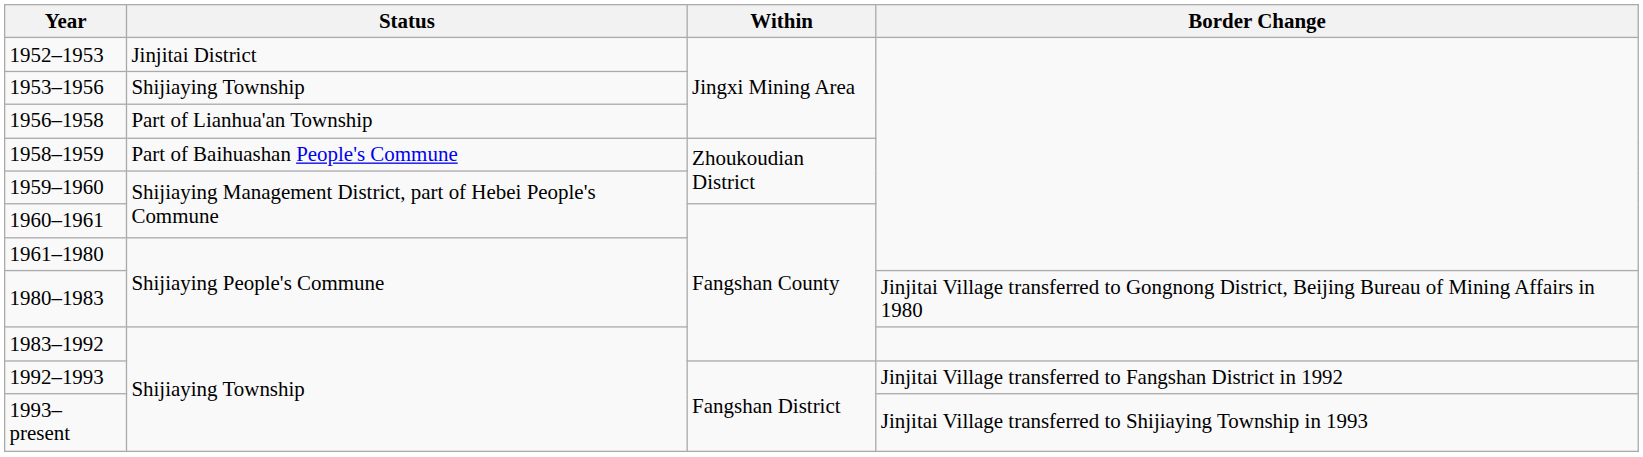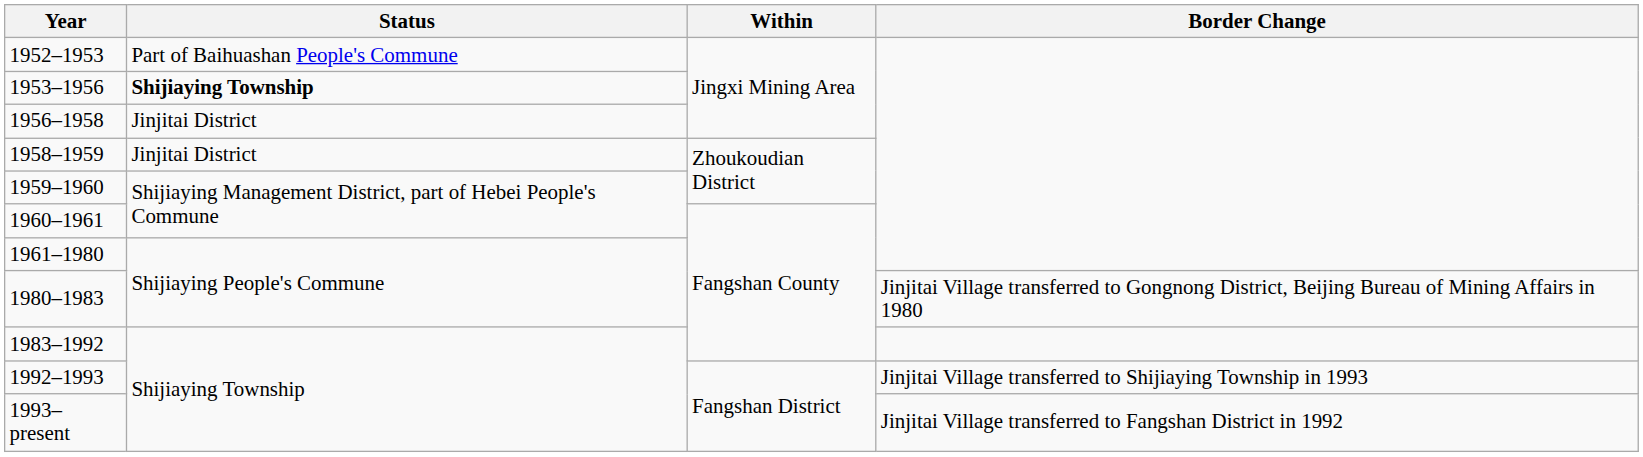(194, 54) Jinjitai District -> (295, 54) Part of Baihuashan People's Commune
(218, 87) normal -> (223, 87) bold
(252, 120) Part of Lianhua'an Township -> (194, 120) Jinjitai District
(295, 154) Part of Baihuashan People's Commune -> (194, 154) Jinjitai District
(1112, 377) Jinjitai Village transferred to Fangshan District in 1992 -> (1124, 377) Jinjitai Village transferred to Shijiaying Township in 1993
(1124, 422) Jinjitai Village transferred to Shijiaying Township in 1993 -> (1112, 422) Jinjitai Village transferred to Fangshan District in 1992
